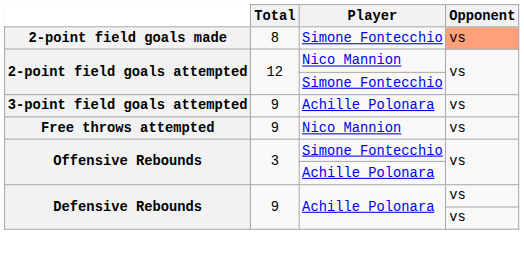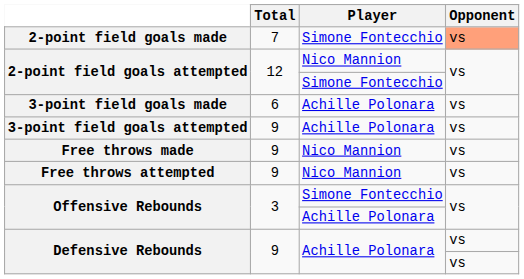(275, 38) 8 -> (275, 38) 7
+ row: (128, 106)
+ row: (128, 151)
